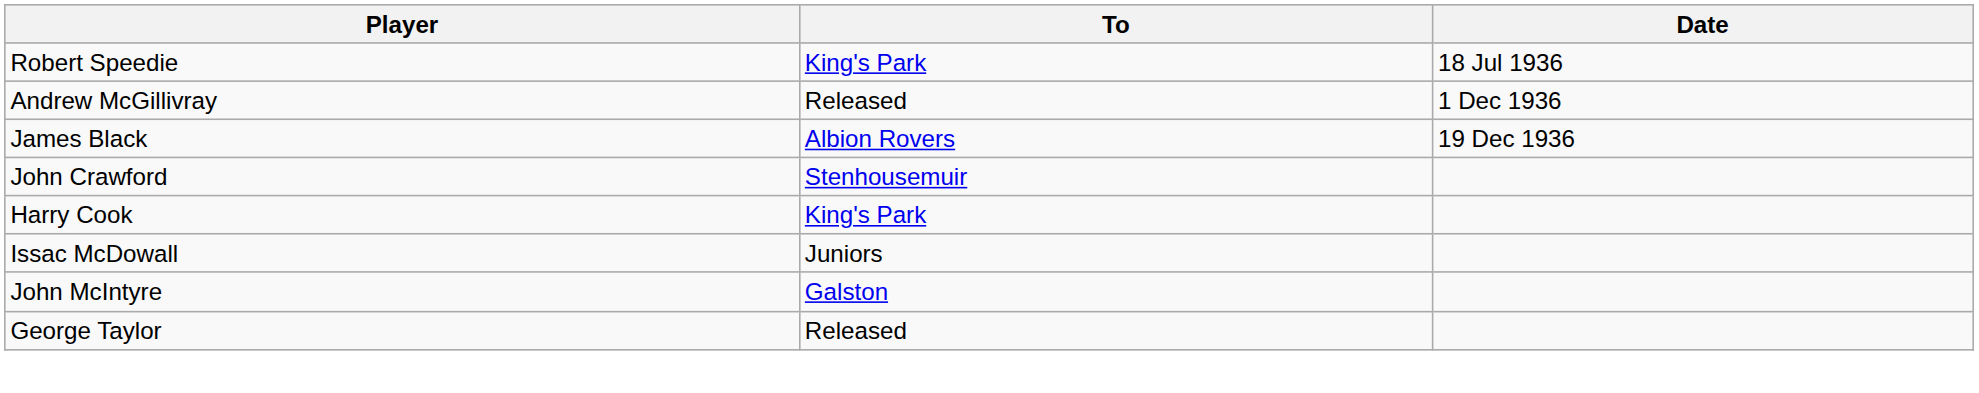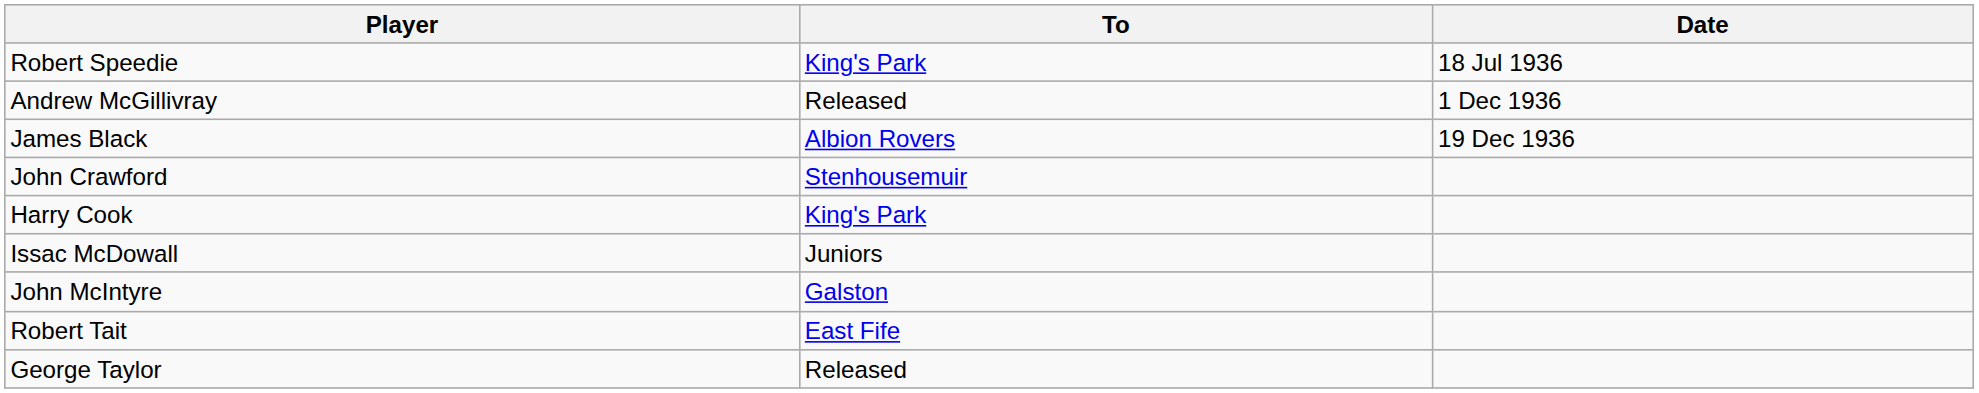+ row: (69, 330)
